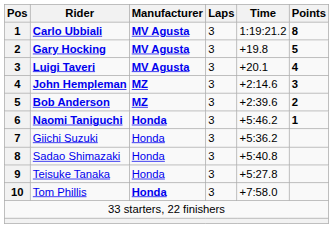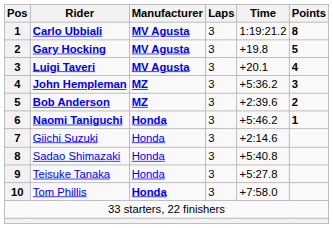(259, 85) +2:14.6 -> (259, 85) +5:36.2
(259, 138) +5:36.2 -> (259, 138) +2:14.6
